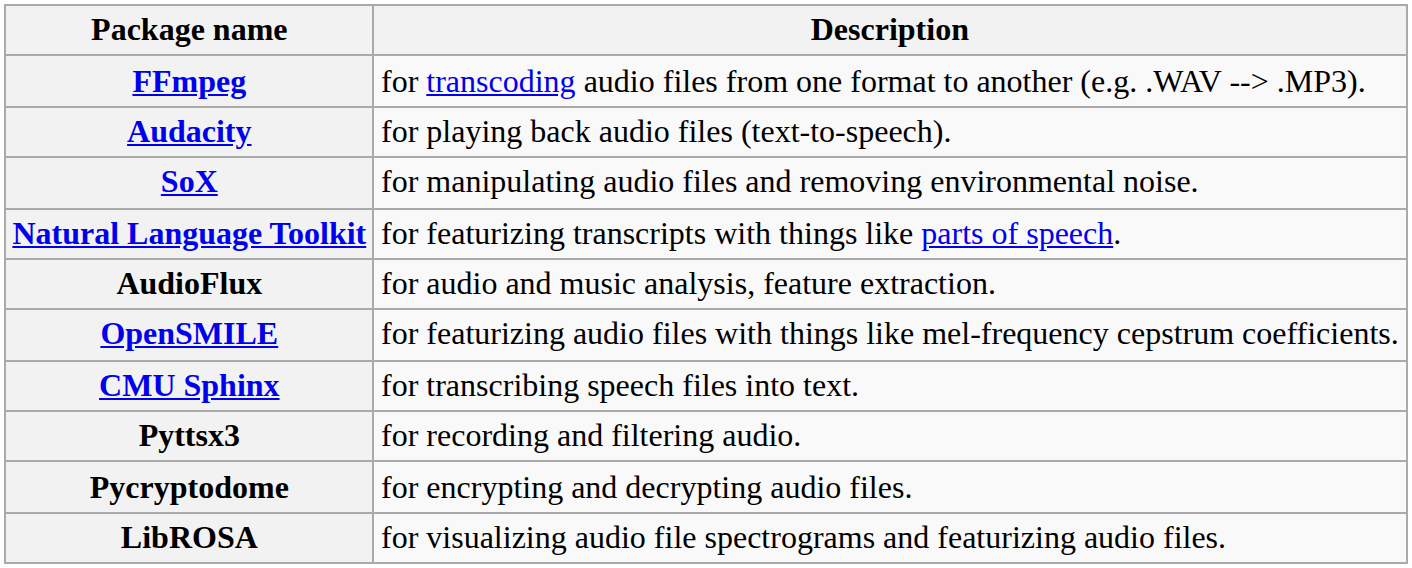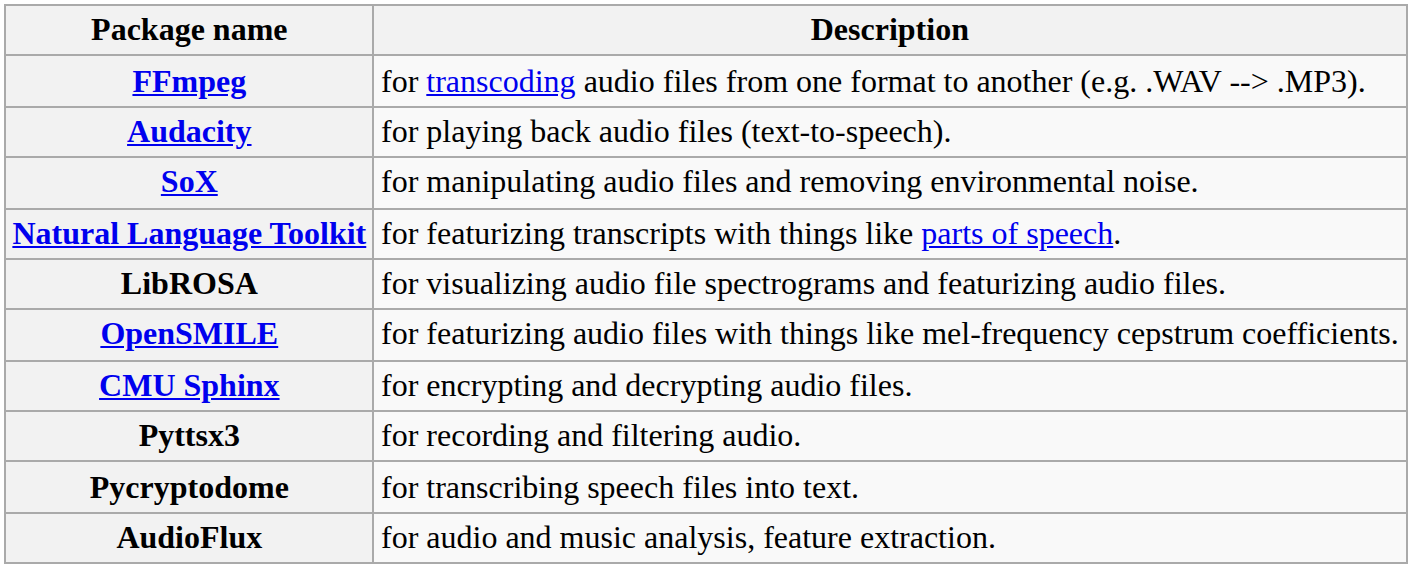rows swapped: (189, 537) <-> (189, 283)
(620, 385) for transcribing speech files into text. -> (647, 385) for encrypting and decrypting audio files.
(647, 486) for encrypting and decrypting audio files. -> (620, 486) for transcribing speech files into text.
